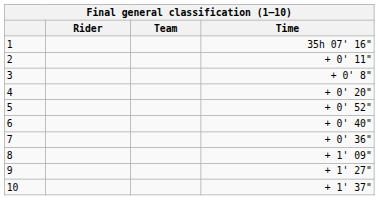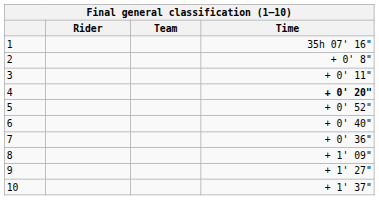(348, 60) + 0' 11" -> (351, 60) + 0' 8"
(351, 76) + 0' 8" -> (348, 76) + 0' 11"
(348, 92) normal -> (348, 92) bold
